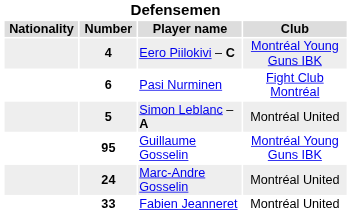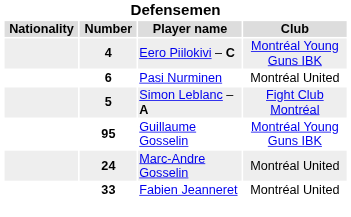(295, 85) Fight Club Montréal -> (295, 78) Montréal United
(295, 116) Montréal United -> (295, 102) Fight Club Montréal
